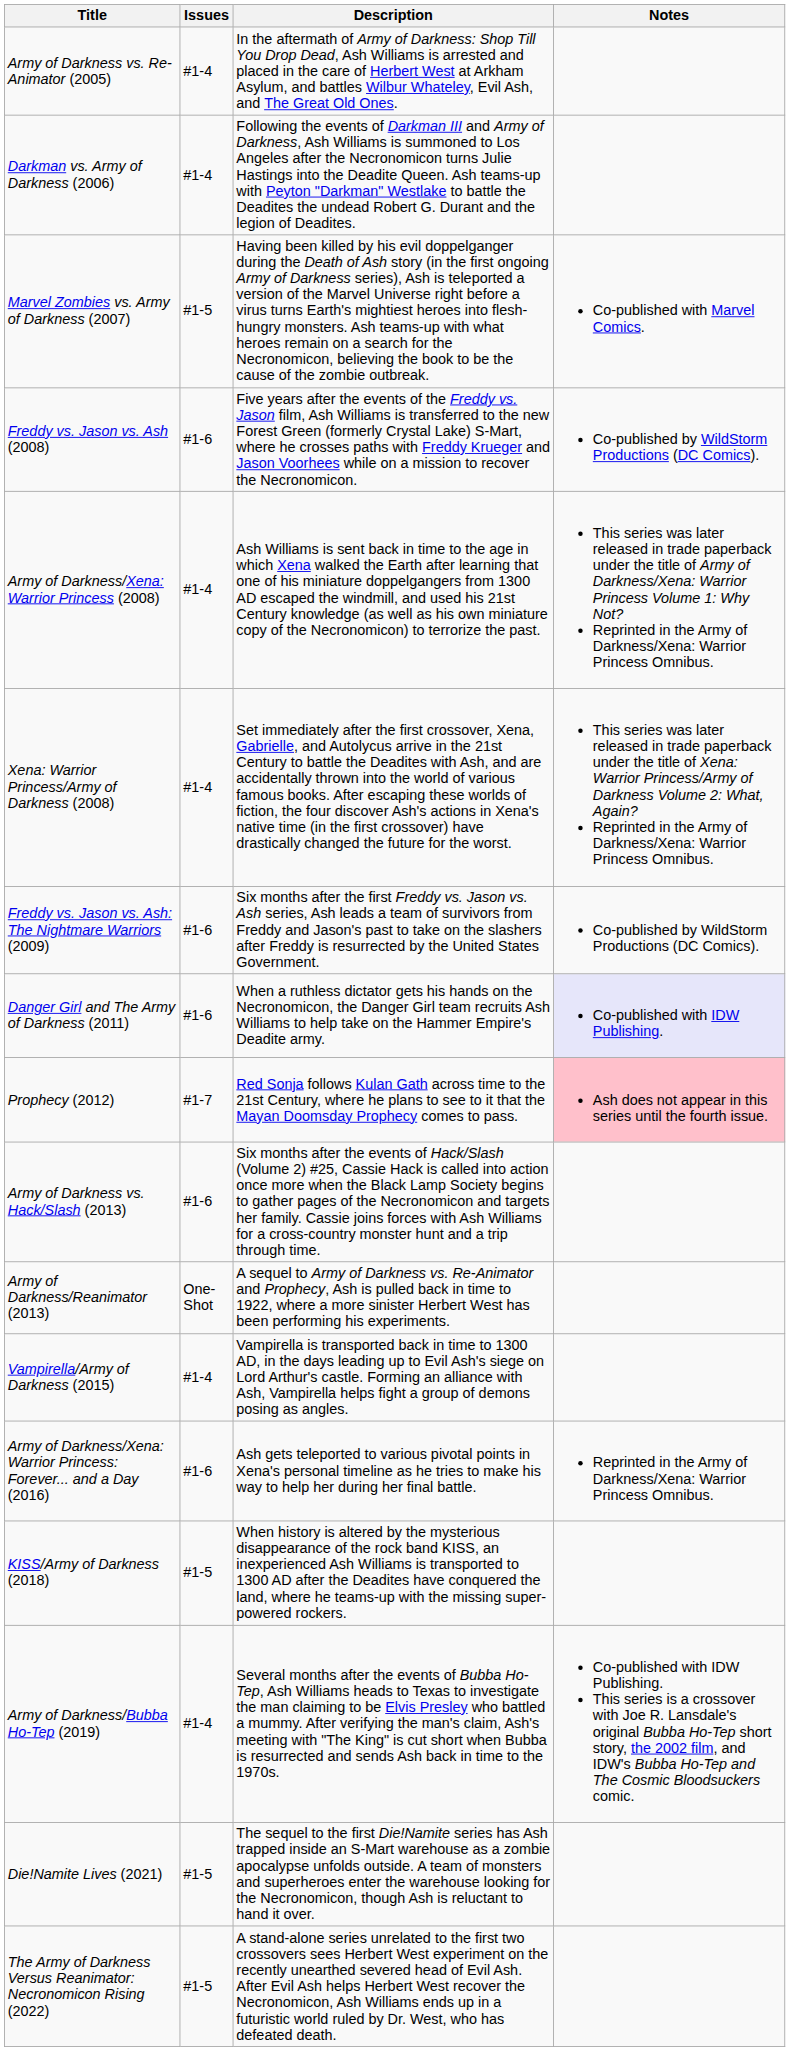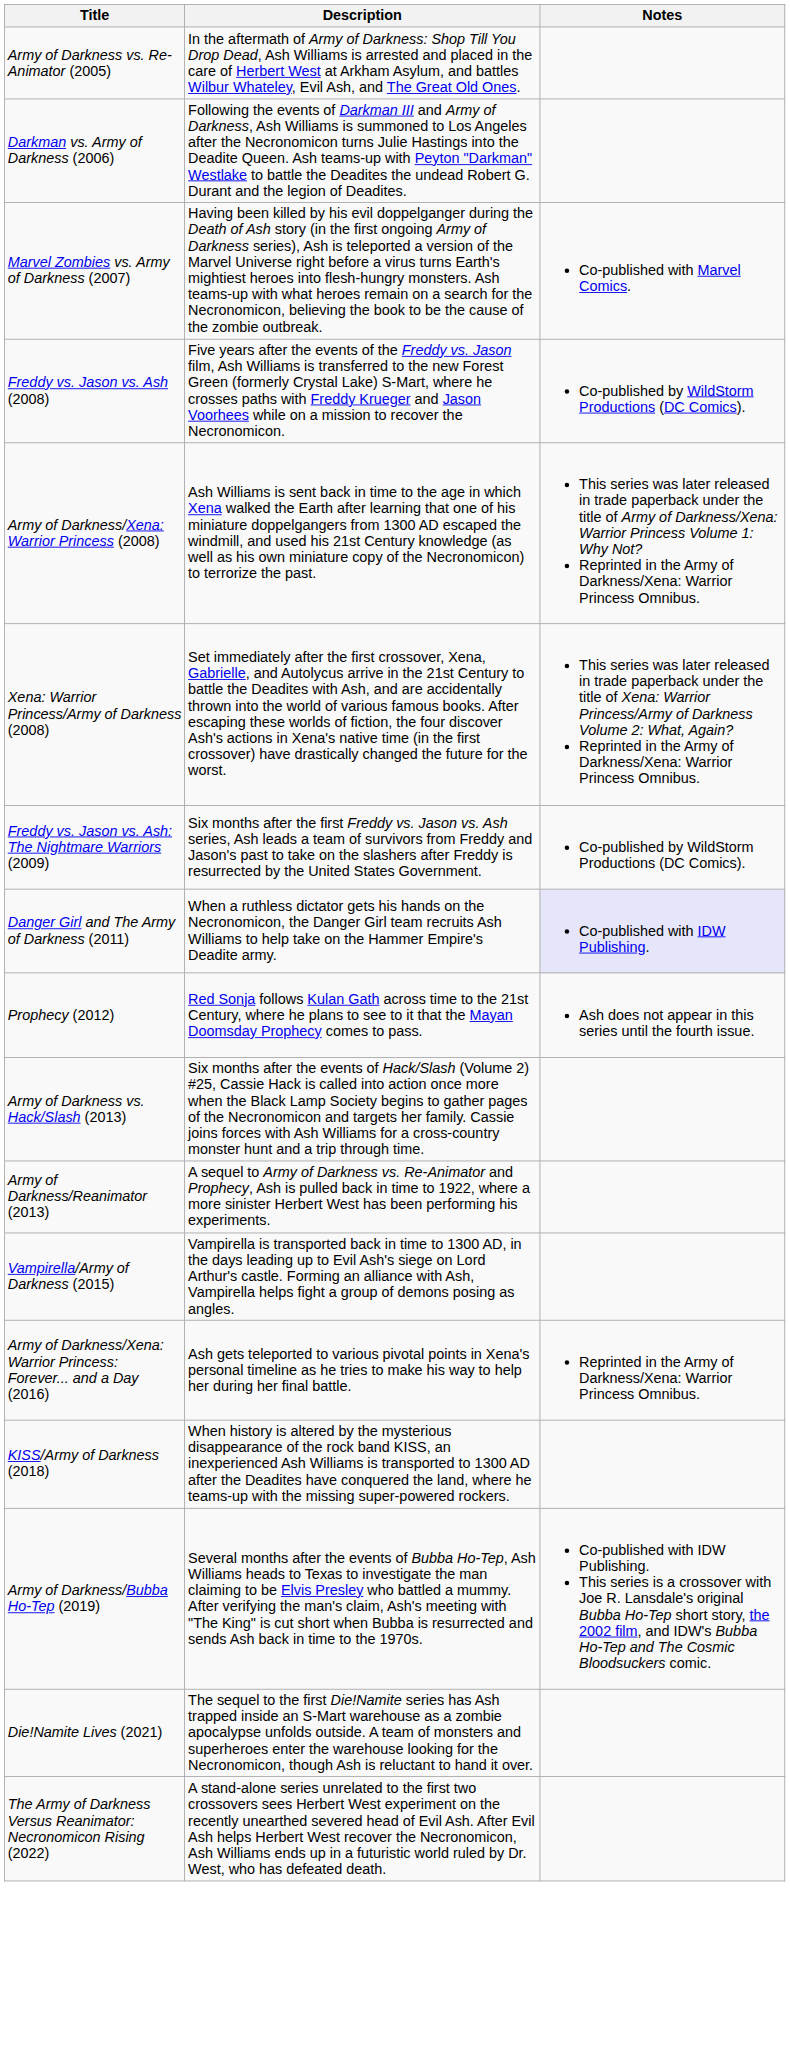- column: (207, 15)
(669, 1108) pink background -> (662, 1023) no background
